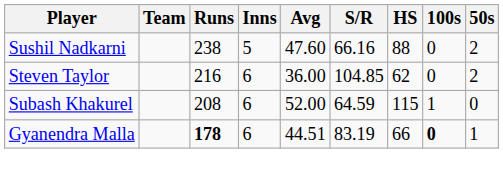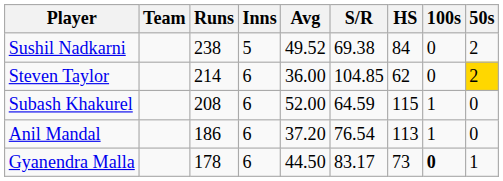(305, 47) 47.60 -> (305, 47) 49.52
(354, 47) 66.16 -> (354, 47) 69.38
(401, 47) 88 -> (401, 47) 84
(208, 76) 216 -> (208, 76) 214
(474, 76) no background -> (474, 76) gold background
+ row: (55, 133)
(208, 133) bold -> (208, 162) normal
(305, 133) 44.51 -> (305, 162) 44.50
(354, 133) 83.19 -> (354, 162) 83.17
(401, 133) 66 -> (401, 162) 73
